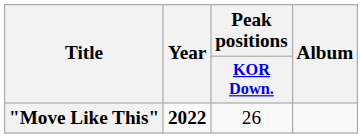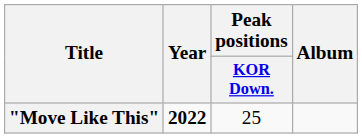(251, 117) 26 -> (251, 117) 25
